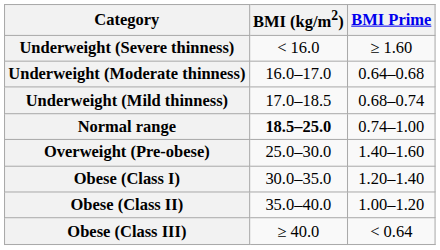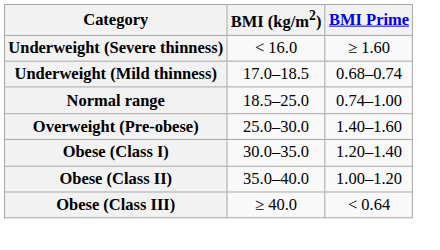- row: (127, 74)
(298, 126) bold -> (276, 100) normal
